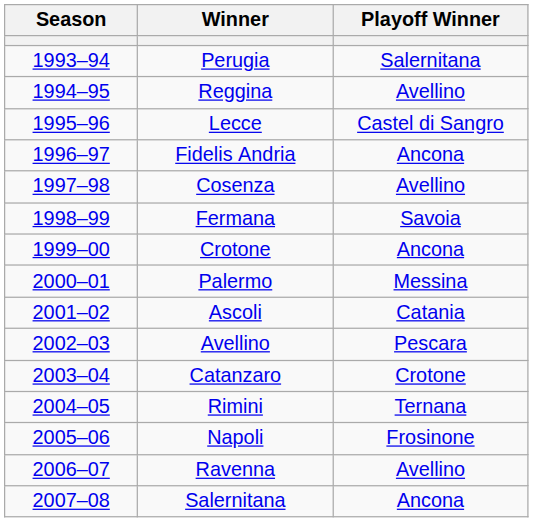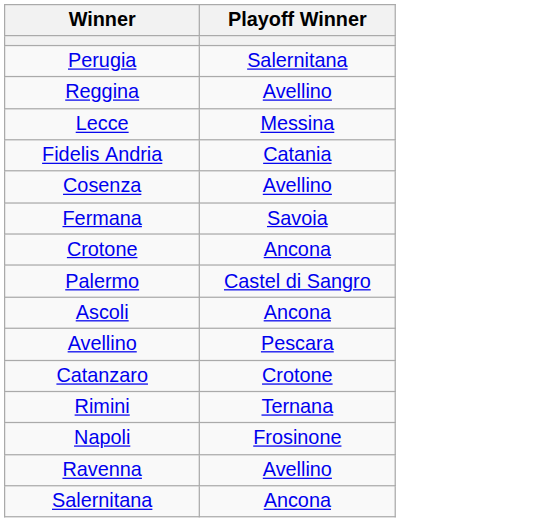- column: (71, 41)
(430, 123) Castel di Sangro -> (297, 123) Messina
(430, 155) Ancona -> (297, 155) Catania
(430, 281) Messina -> (297, 281) Castel di Sangro
(430, 312) Catania -> (297, 312) Ancona
